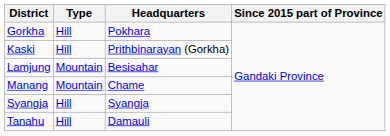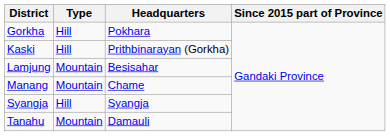(64, 121) Hill -> (79, 121) Mountain
